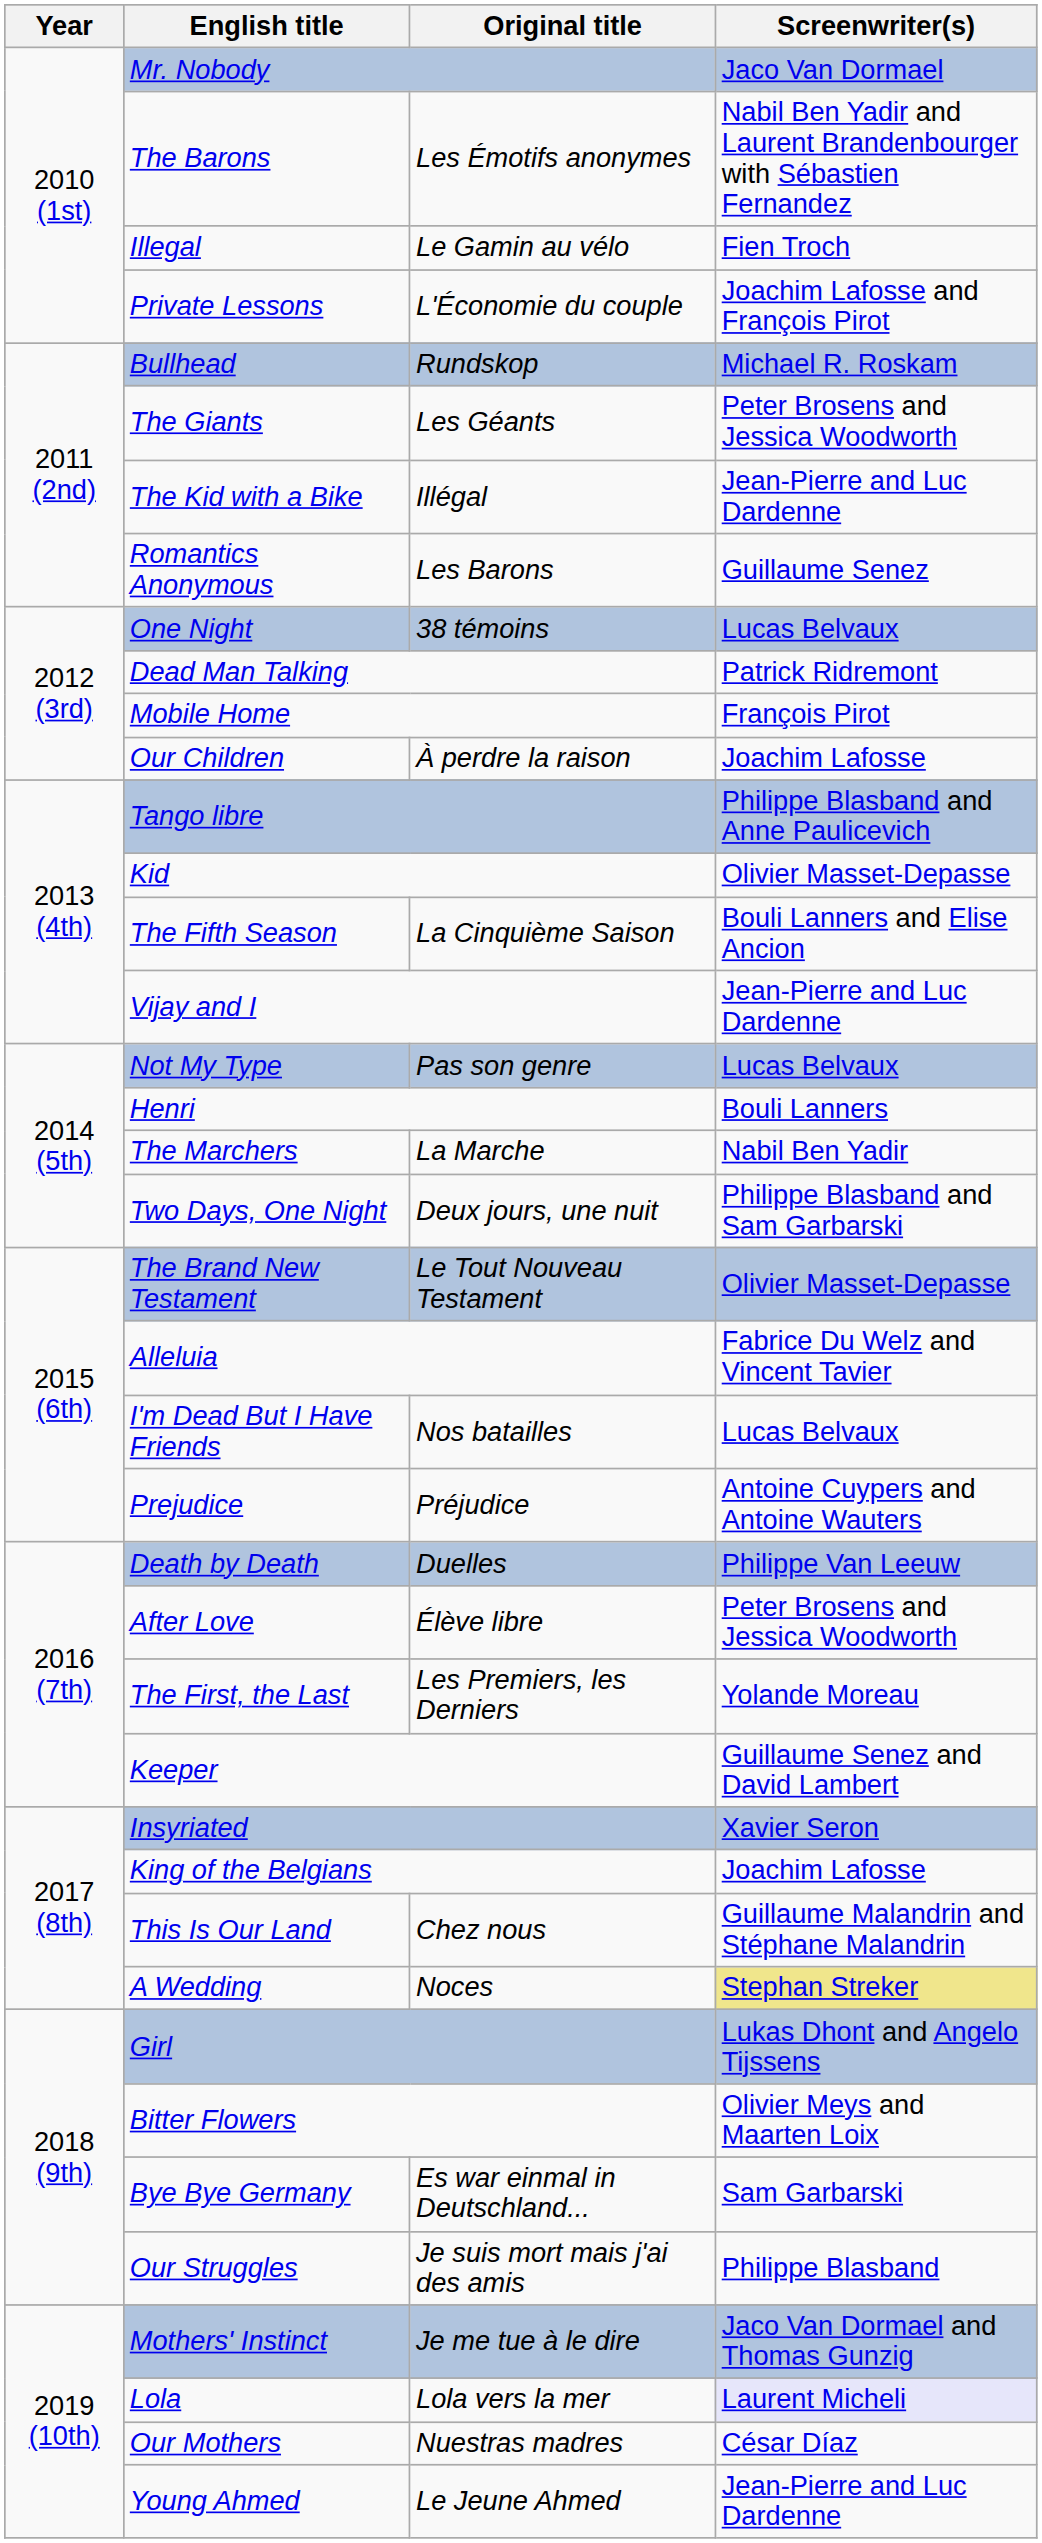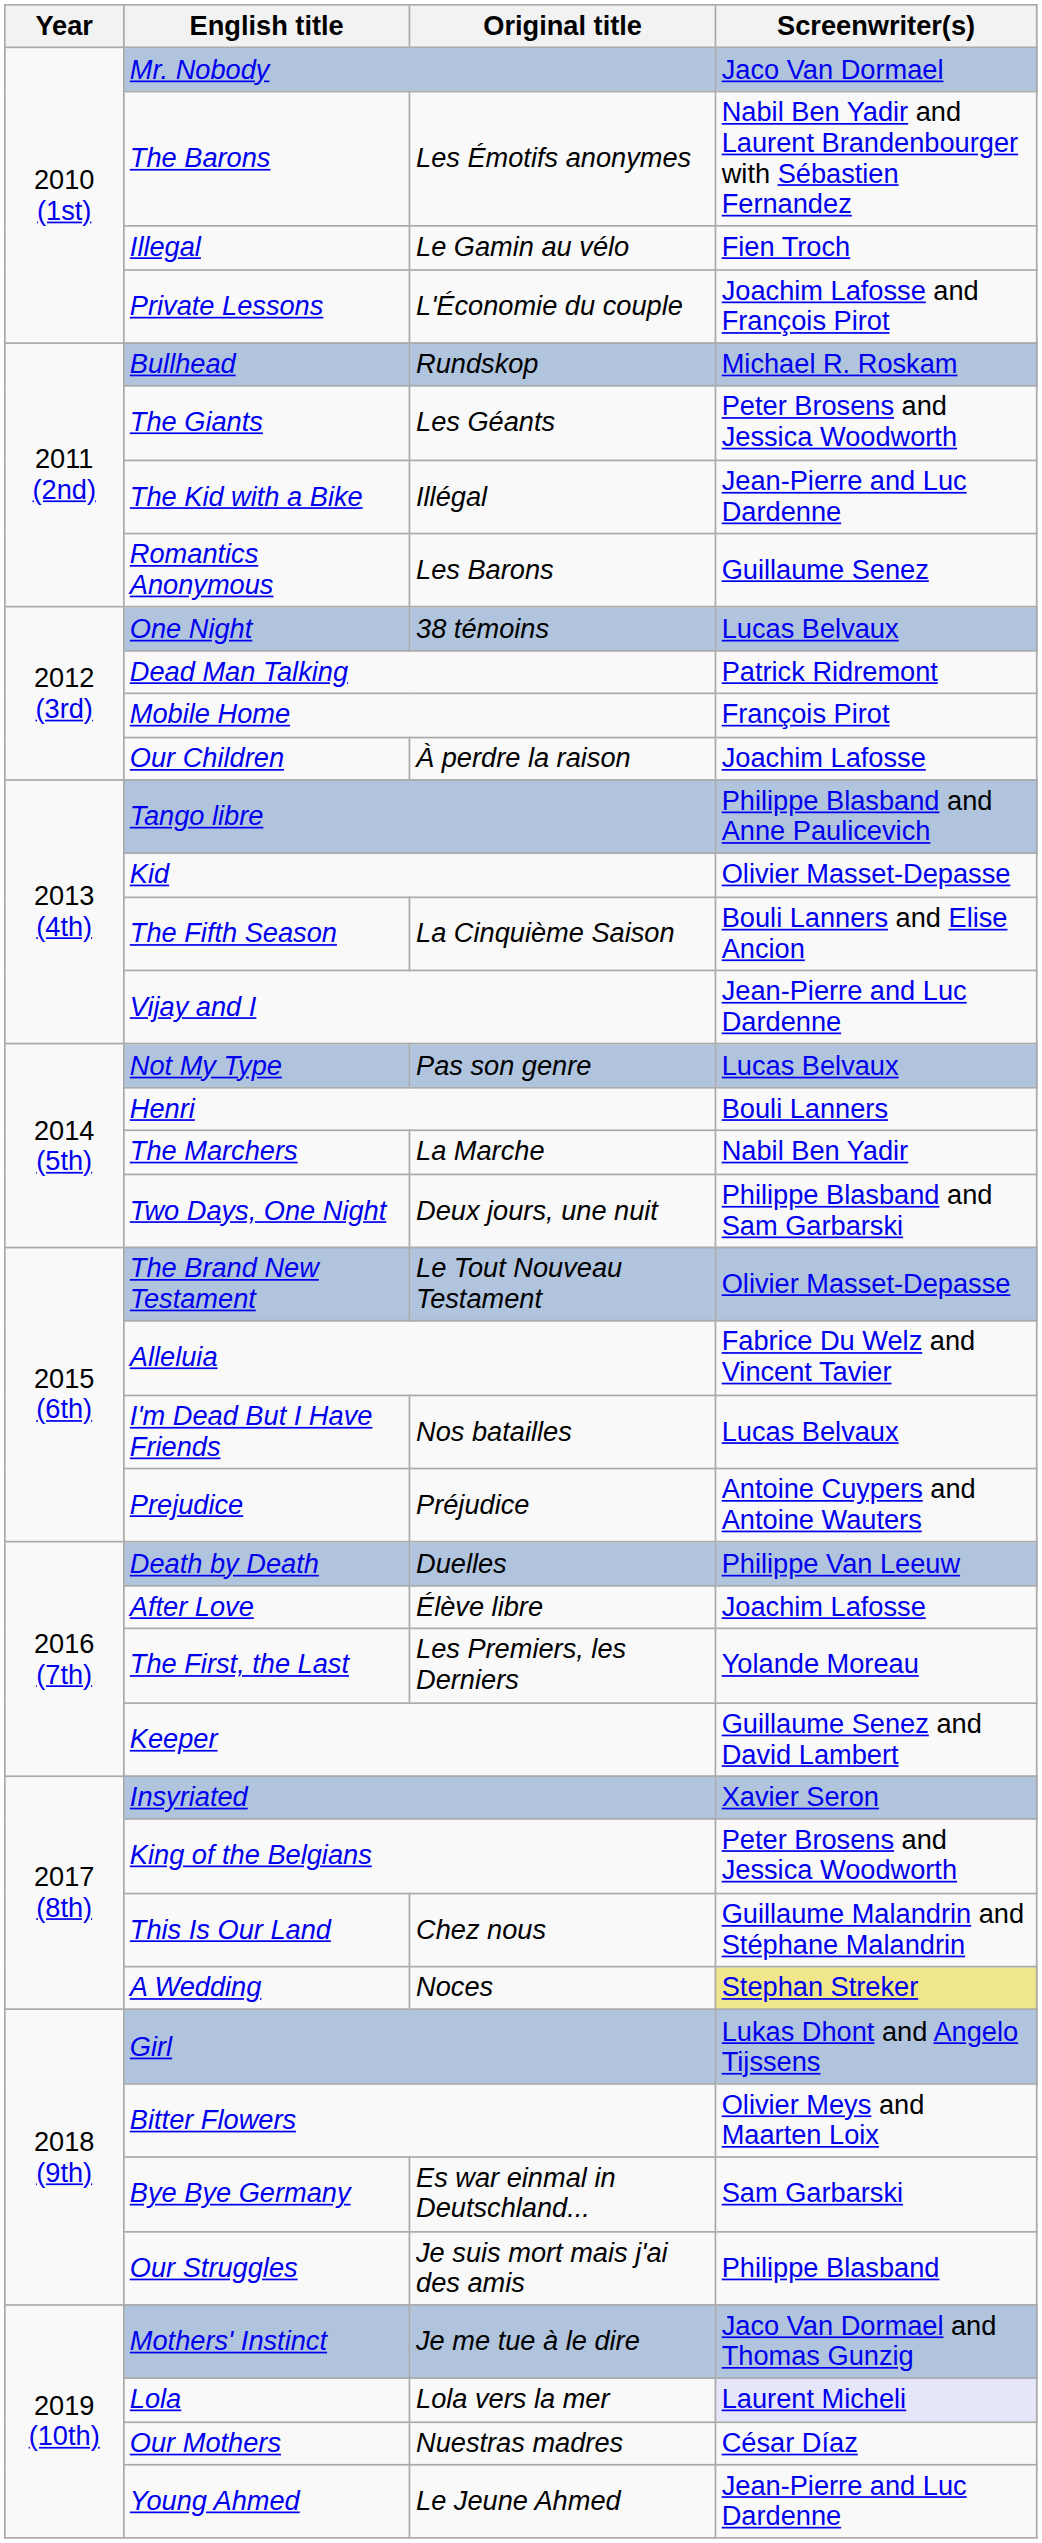(839, 1621) Peter Brosens and Jessica Woodworth -> (824, 1606) Joachim Lafosse
(824, 1870) Joachim Lafosse -> (839, 1855) Peter Brosens and Jessica Woodworth
